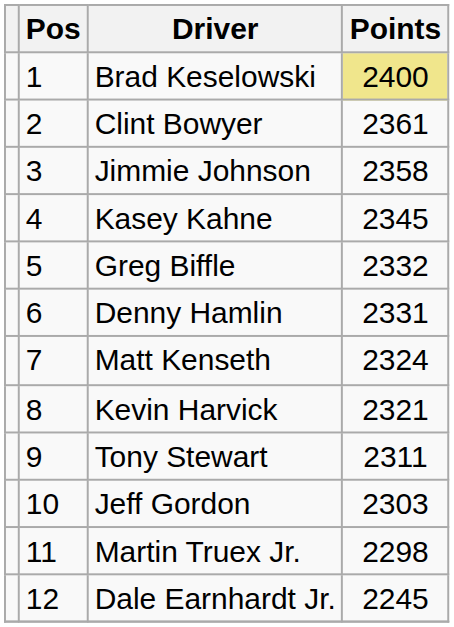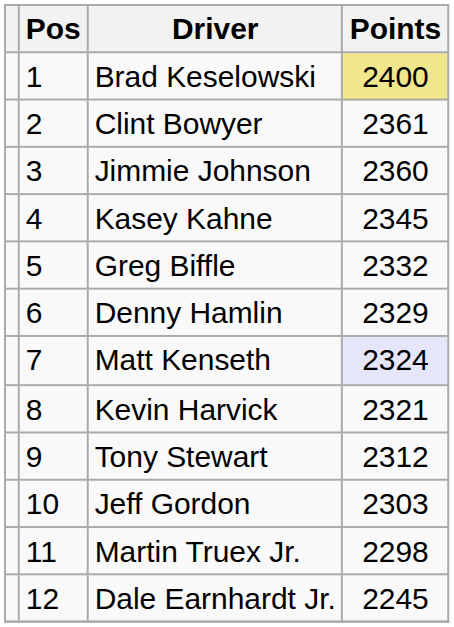(395, 171) 2358 -> (395, 171) 2360
(395, 313) 2331 -> (395, 313) 2329
(395, 361) no background -> (395, 361) lavender background
(395, 456) 2311 -> (395, 456) 2312
